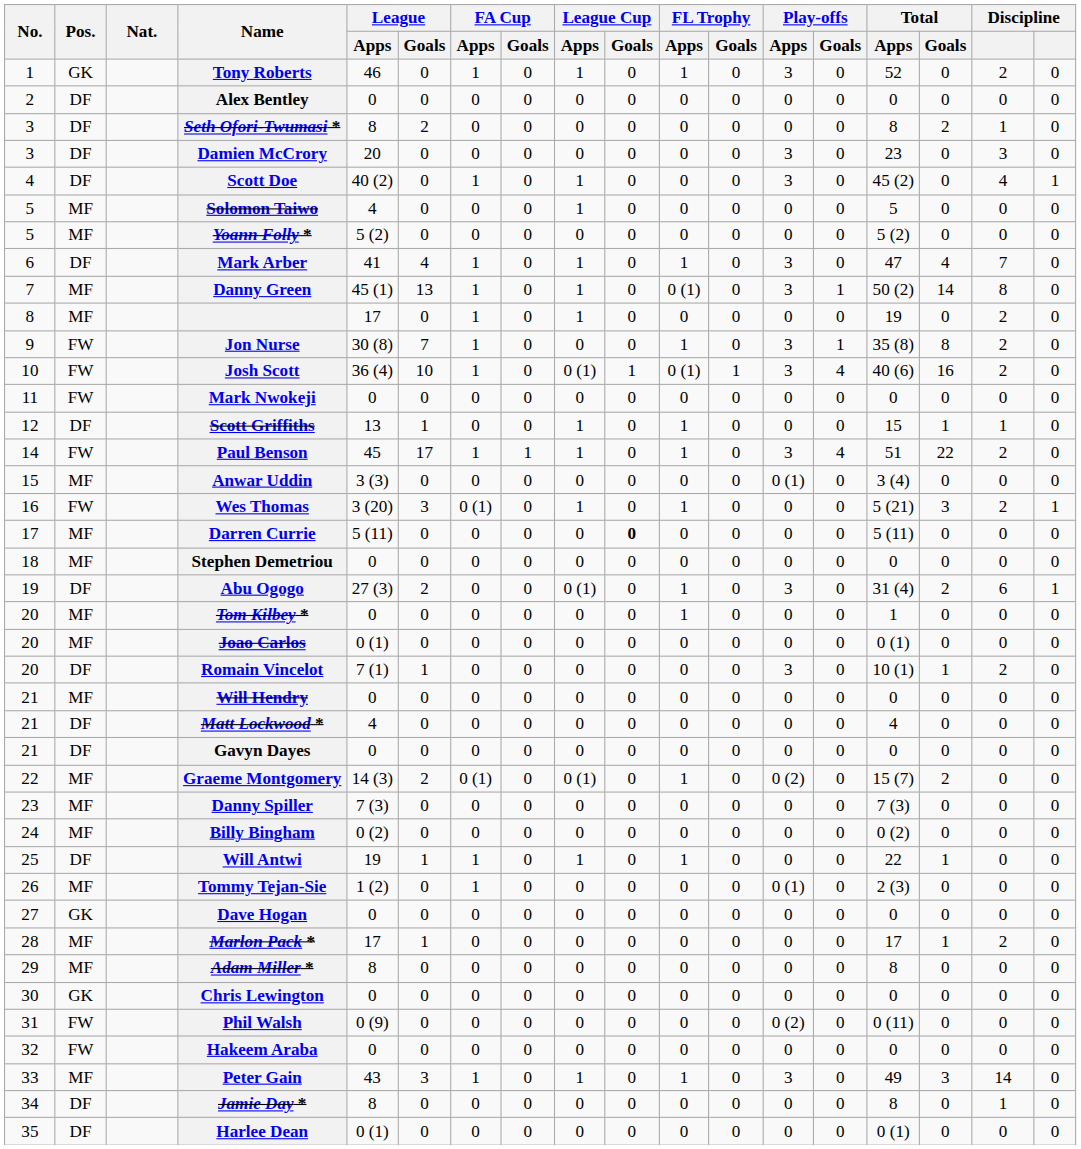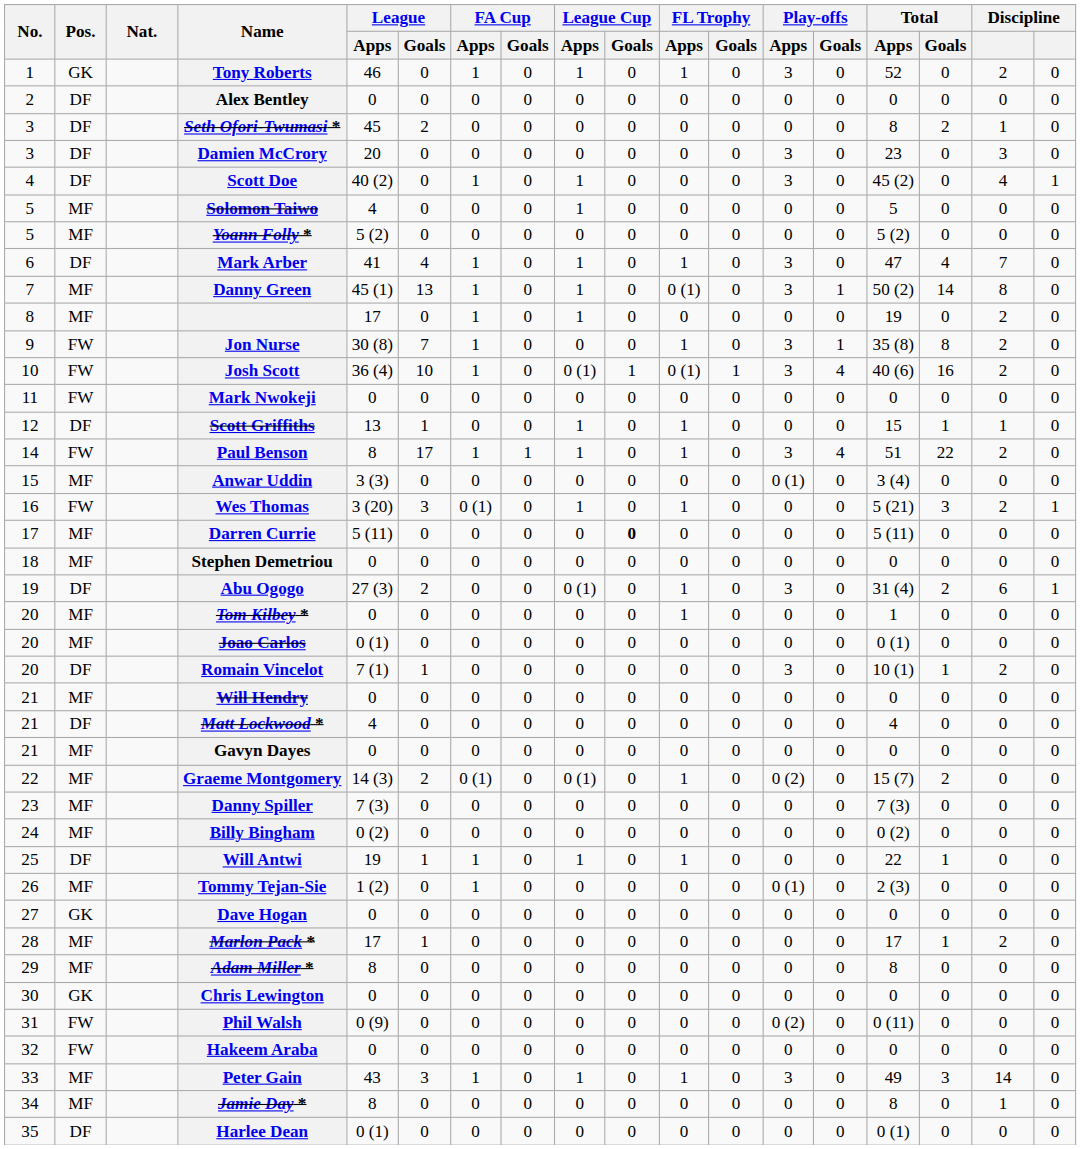(372, 126) 8 -> (372, 126) 45
(372, 452) 45 -> (372, 452) 8
(81, 751) DF -> (81, 751) MF
(81, 1104) DF -> (81, 1104) MF
